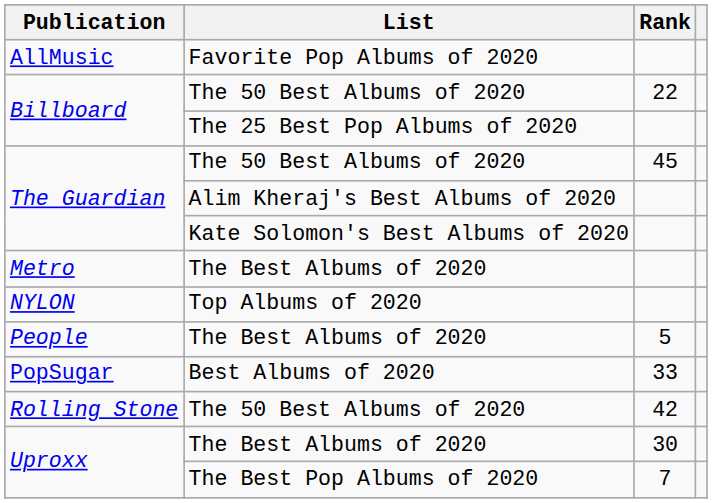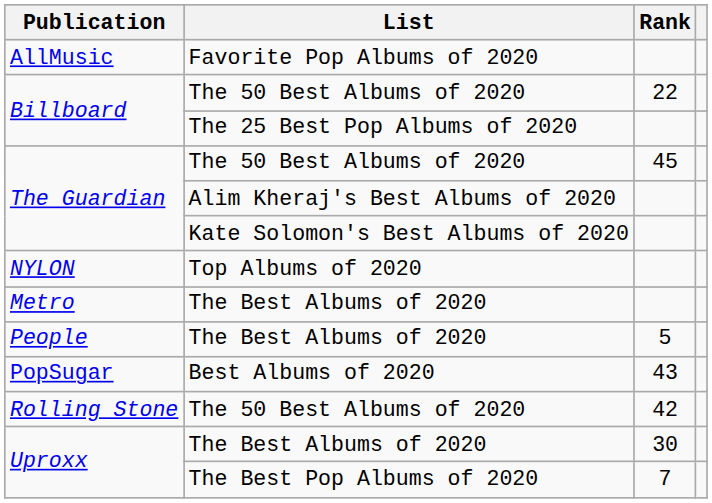rows swapped: (42, 269) <-> (42, 304)
(665, 374) 33 -> (665, 374) 43
